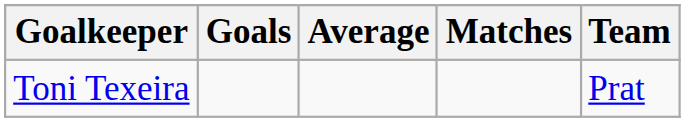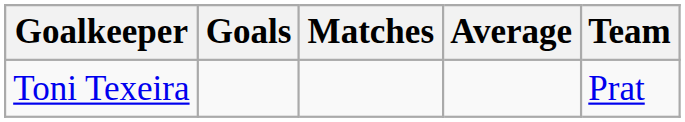columns swapped: (509, 32) <-> (369, 32)
